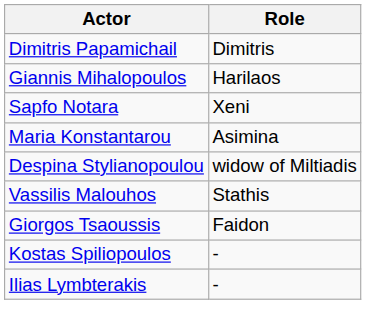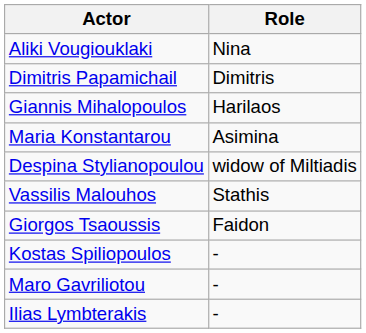+ row: (81, 48)
- row: (64, 107)
+ row: (77, 284)
